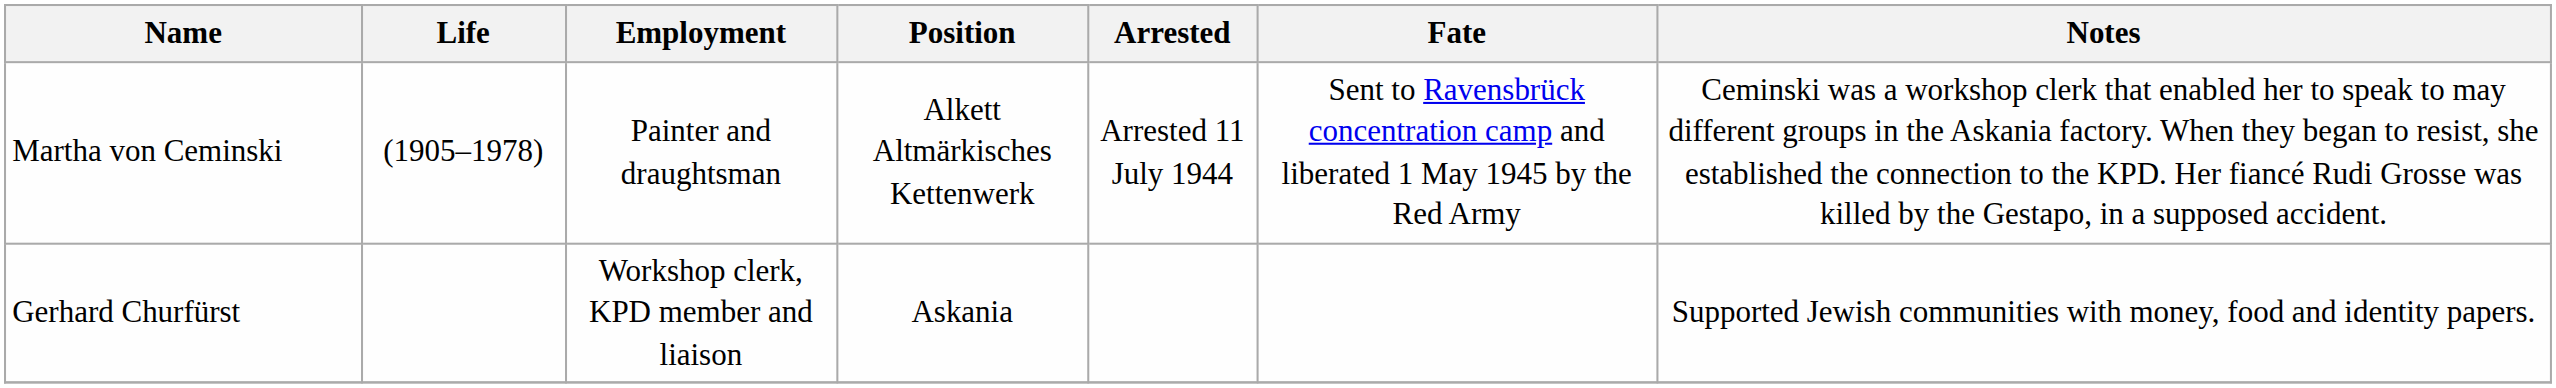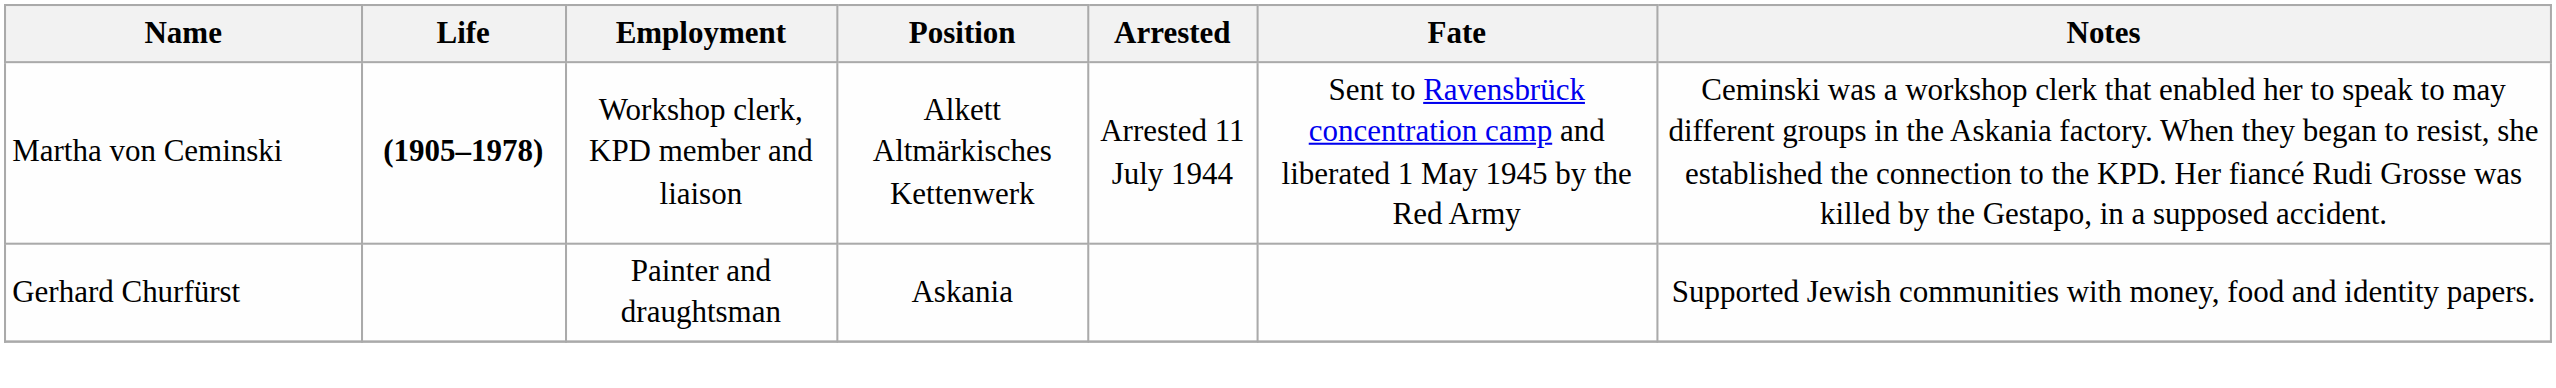(463, 151) normal -> (463, 151) bold
(701, 151) Painter and draughtsman -> (701, 151) Workshop clerk, KPD member and liaison
(701, 312) Workshop clerk, KPD member and liaison -> (701, 291) Painter and draughtsman
